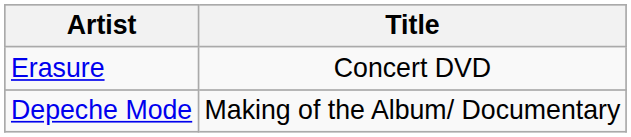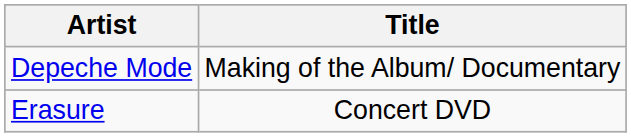rows swapped: (102, 110) <-> (58, 68)
